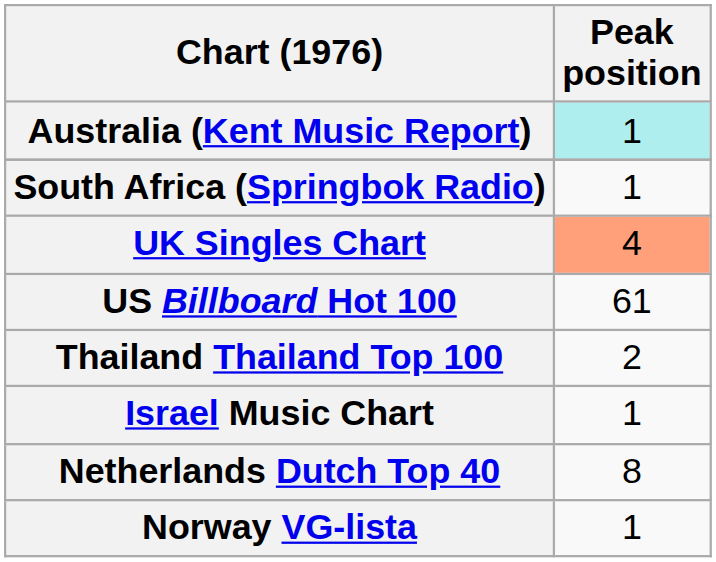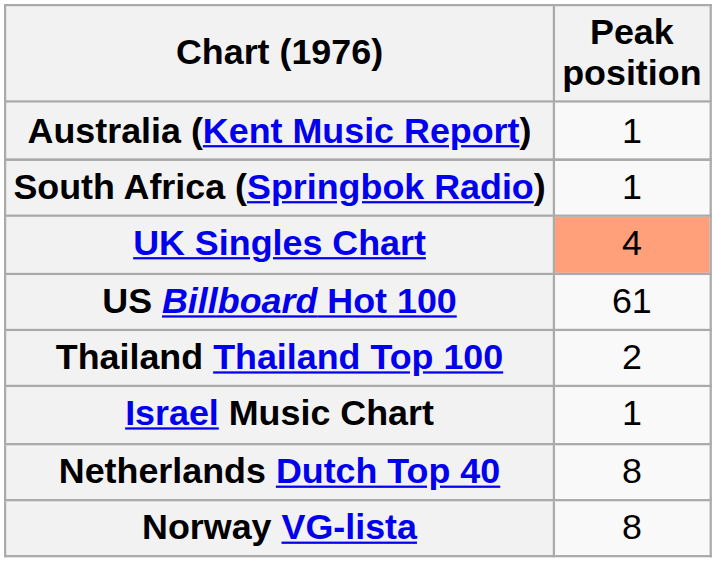(632, 130) paleturquoise background -> (632, 130) no background
(632, 527) 1 -> (632, 527) 8
